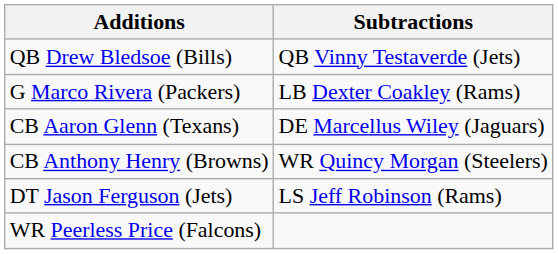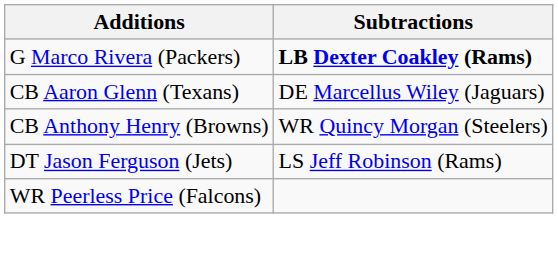- row: (121, 56)
(399, 91) normal -> (405, 56) bold
